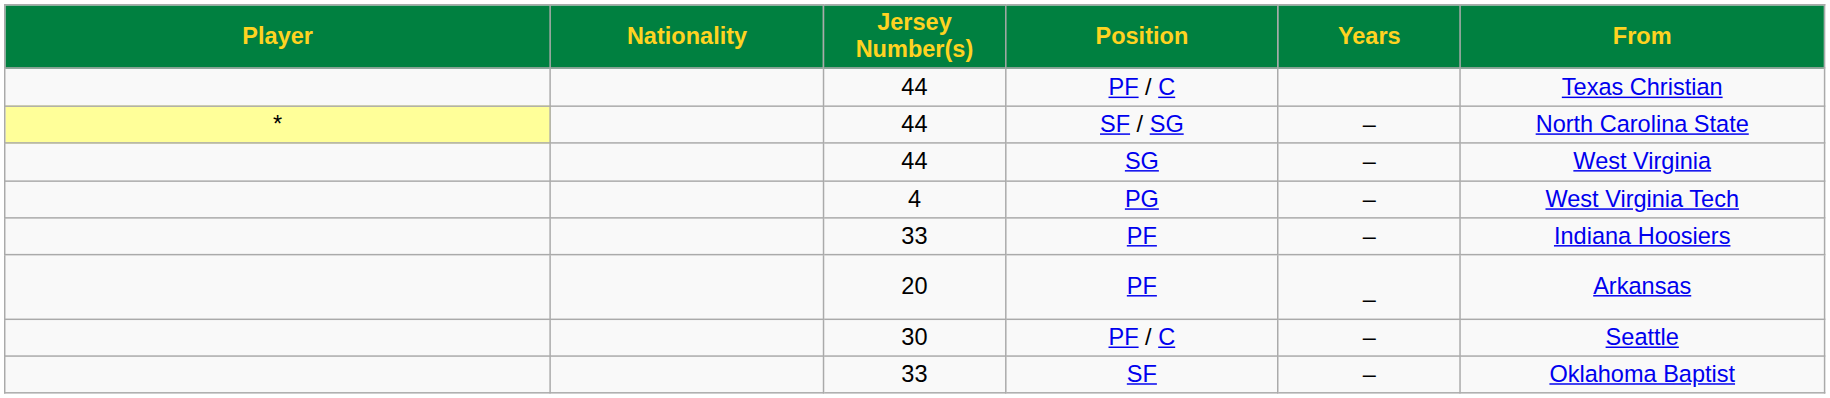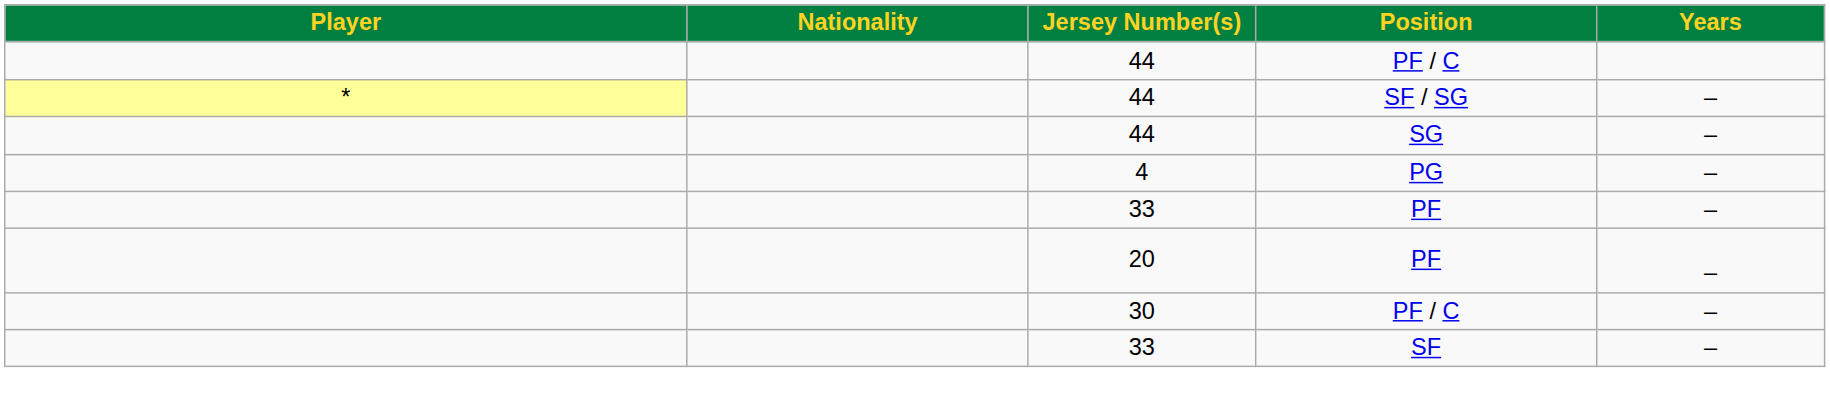- column: (1642, 36)
